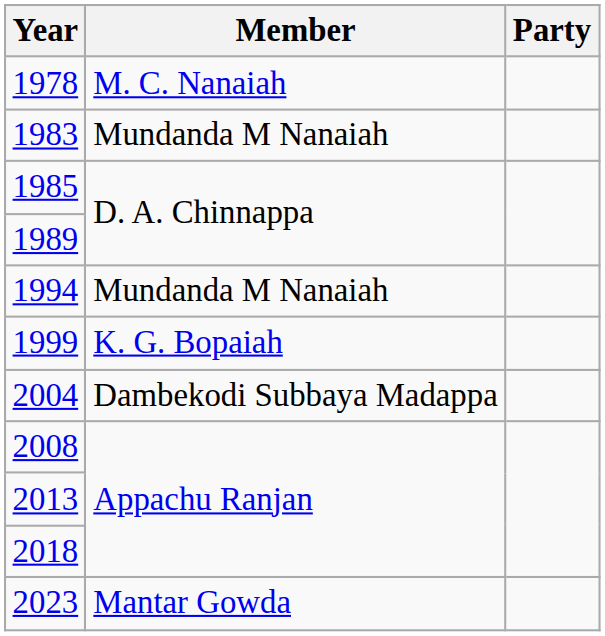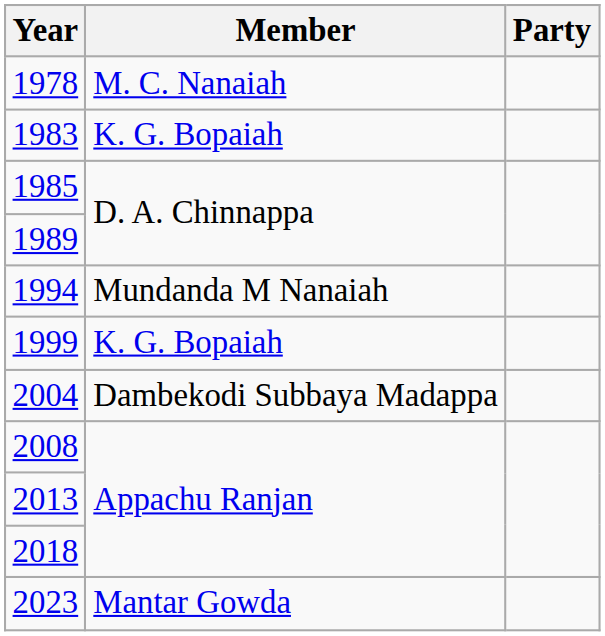(241, 134) Mundanda M Nanaiah -> (188, 134) K. G. Bopaiah
